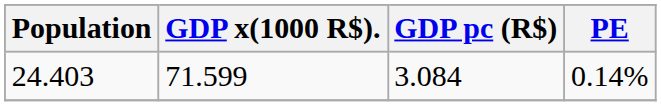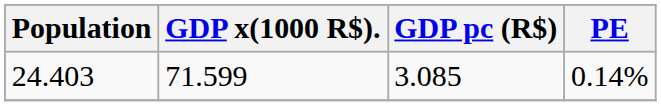(428, 75) 3.084 -> (428, 75) 3.085
